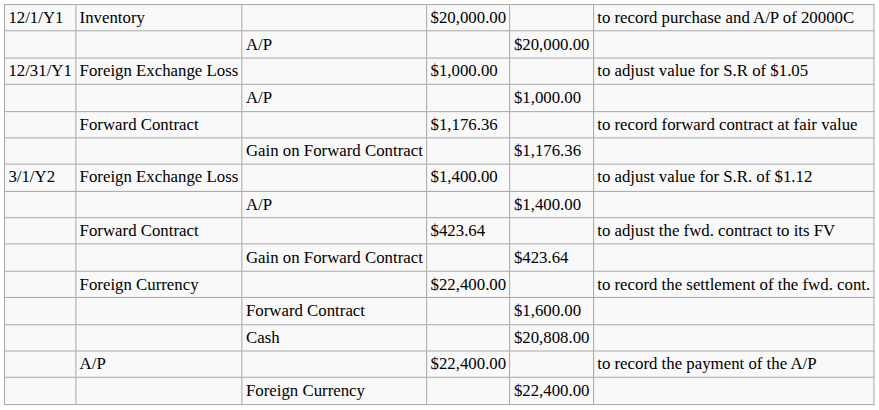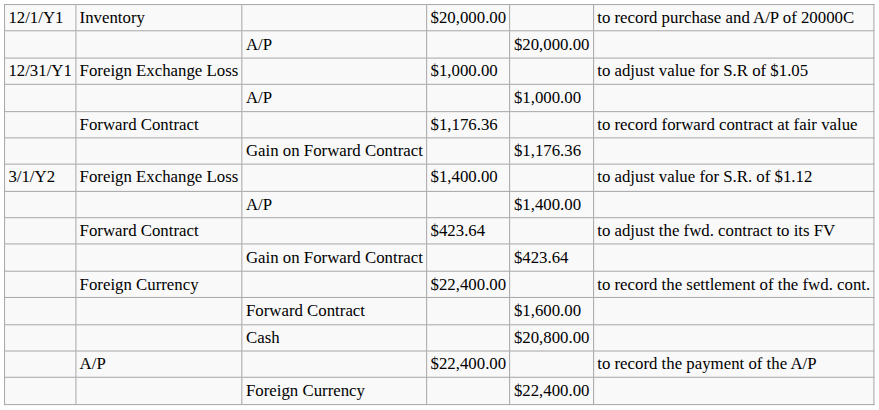(552, 337) $20,808.00 -> (552, 337) $20,800.00
